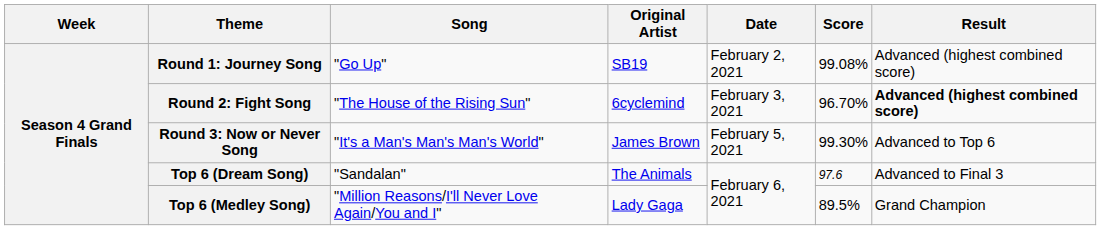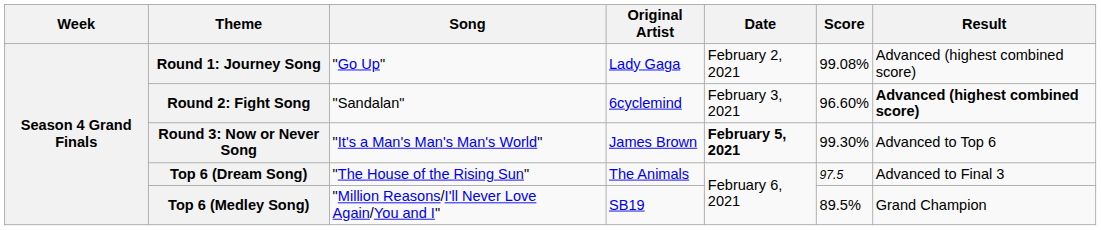(629, 63) SB19 -> (645, 63) Lady Gaga
(432, 103) "The House of the Rising Sun" -> (369, 103) "Sandalan"
(843, 103) 96.70% -> (844, 103) 96.60%
(748, 142) normal -> (747, 142) bold
(370, 173) "Sandalan" -> (431, 173) "The House of the Rising Sun"
(830, 174) 97.6 -> (831, 174) 97.5
(647, 205) Lady Gaga -> (627, 205) SB19
